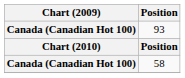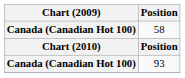rows swapped: (159, 64) <-> (159, 30)
